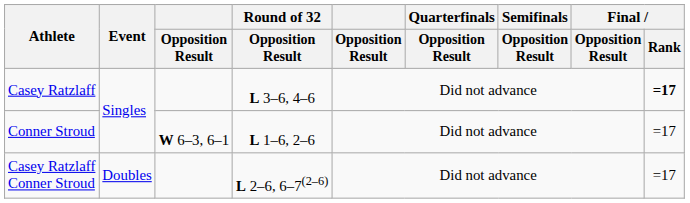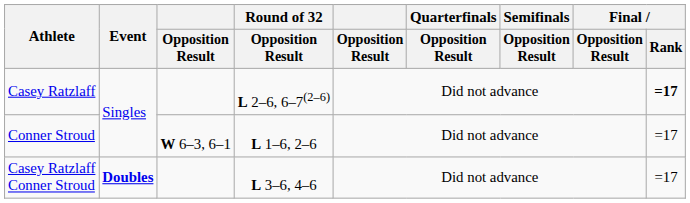(282, 98) L 3–6, 4–6 -> (284, 100) L 2–6, 6–7(2–6)
(127, 175) normal -> (128, 177) bold
(282, 184) L 2–6, 6–7(2–6) -> (284, 186) L 3–6, 4–6
